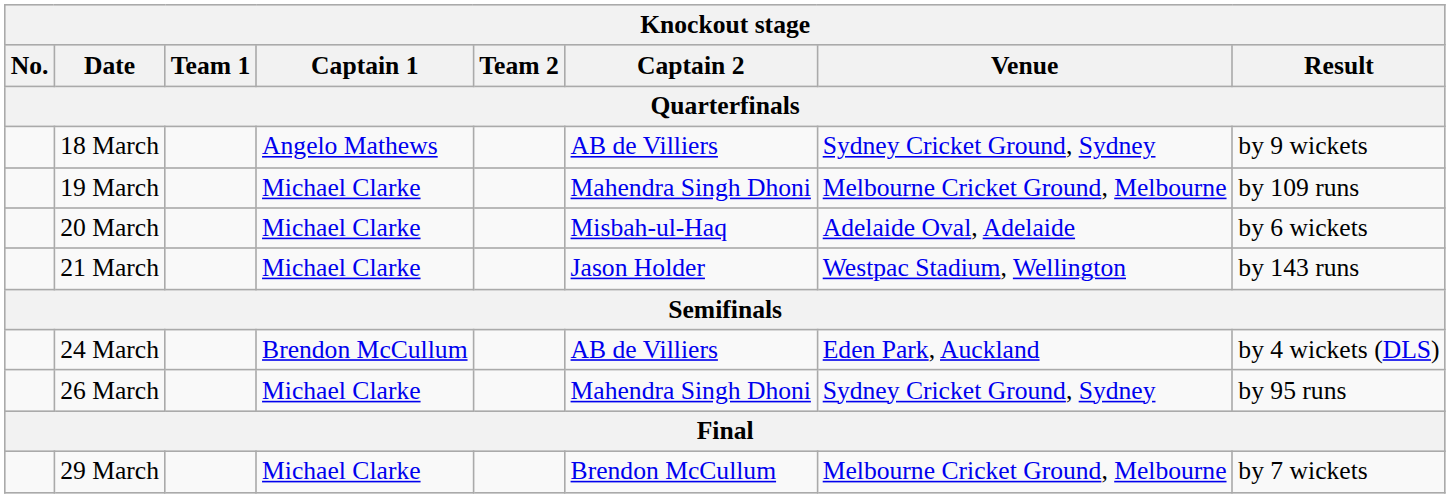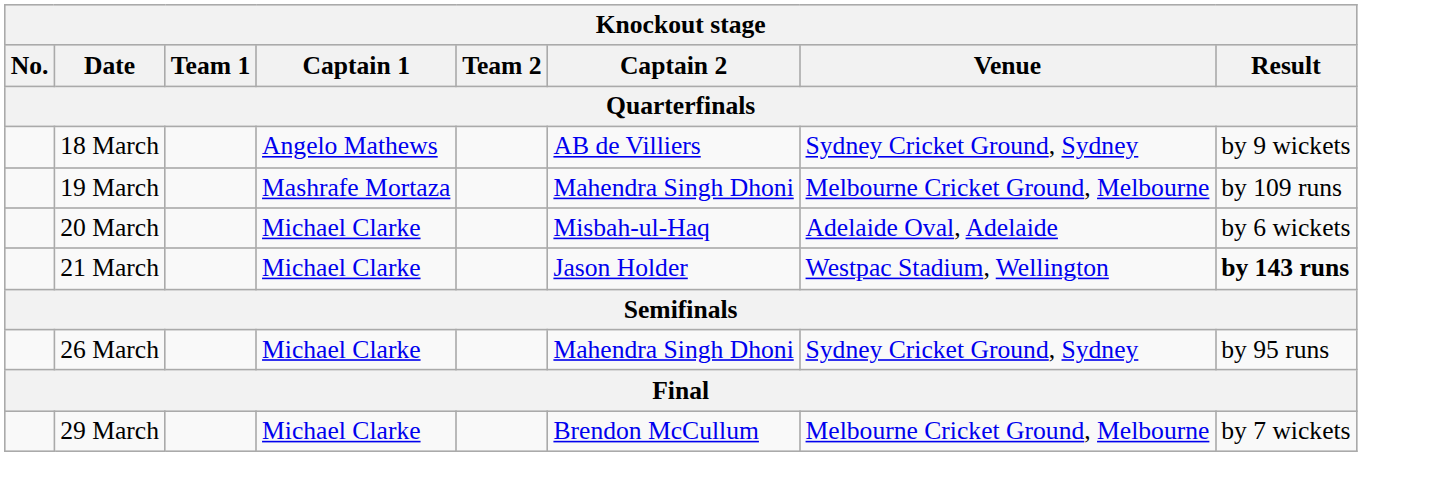(341, 187) Michael Clarke -> (356, 187) Mashrafe Mortaza
(1299, 268) normal -> (1285, 268) bold
- row: (110, 349)
